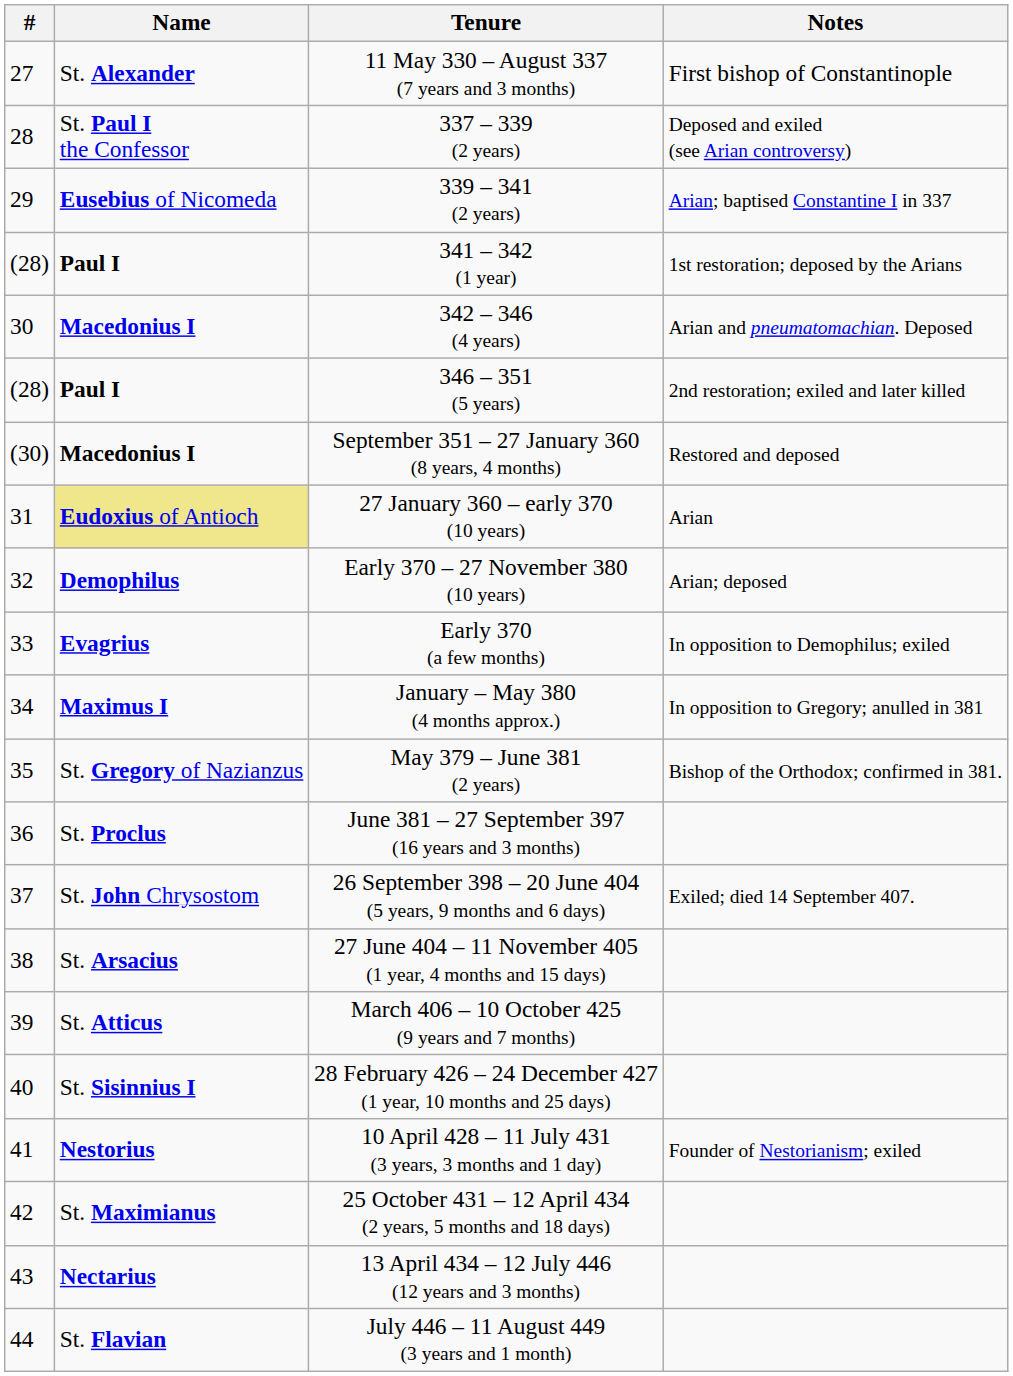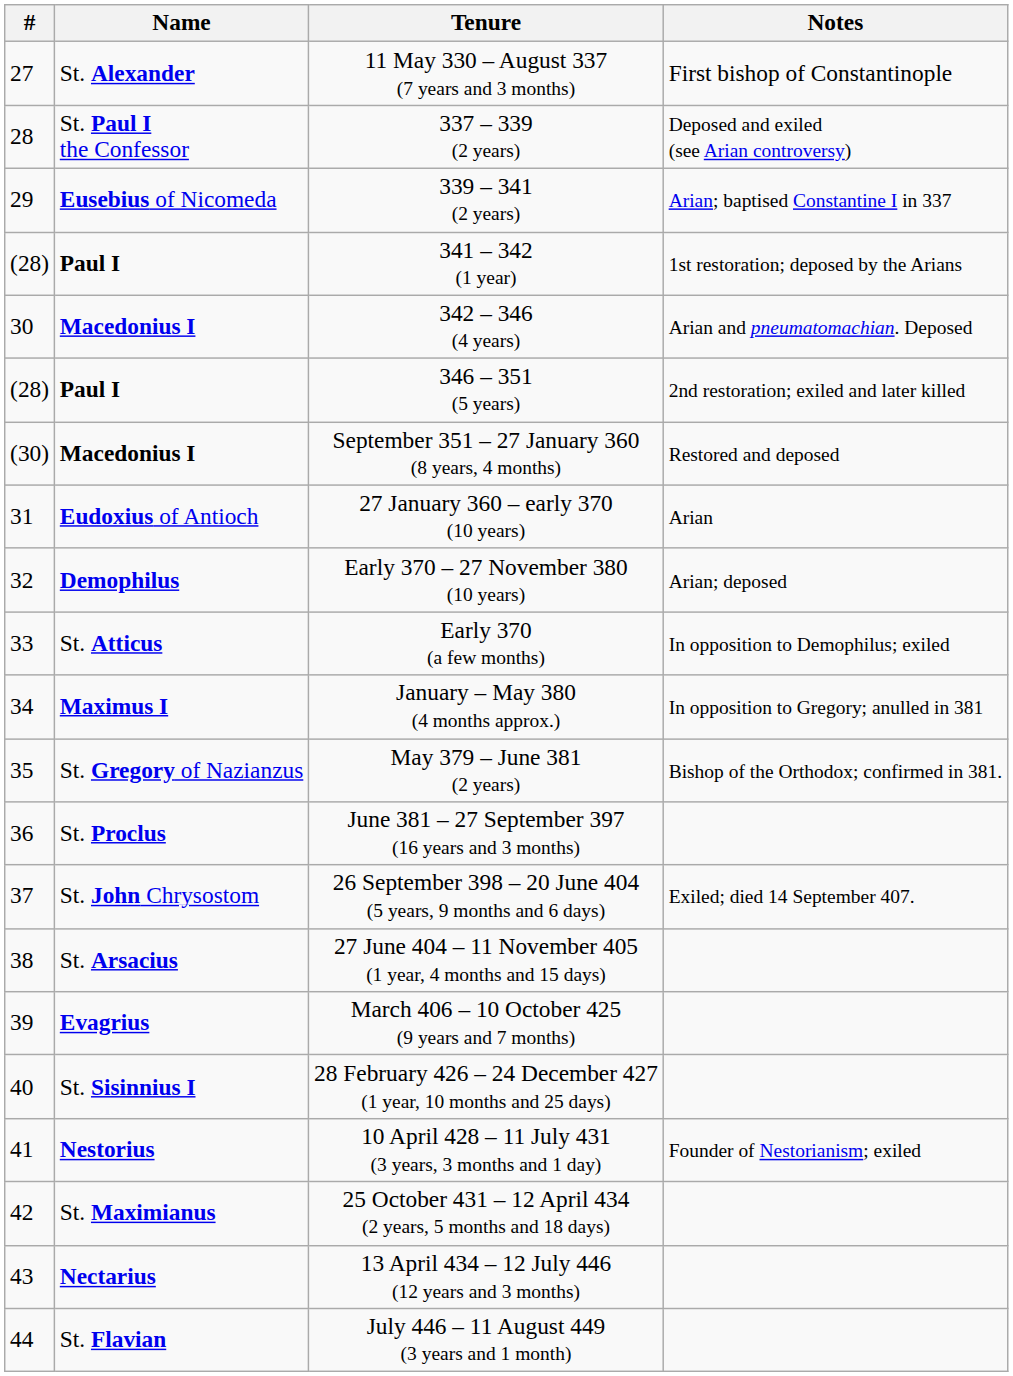(159, 516) khaki background -> (159, 516) no background
(105, 643) Evagrius -> (111, 643) St. Atticus
(111, 1023) St. Atticus -> (105, 1023) Evagrius
